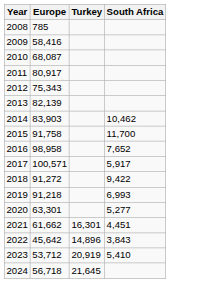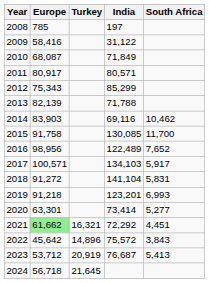+ column: (124, 12)
(47, 149) 98,958 -> (47, 149) 98,956
(119, 179) 9,422 -> (158, 179) 5,831
(47, 225) no background -> (47, 225) lightgreen background
(86, 225) 16,301 -> (86, 225) 16,321
(119, 255) 5,410 -> (158, 255) 5,413
